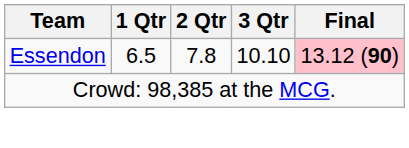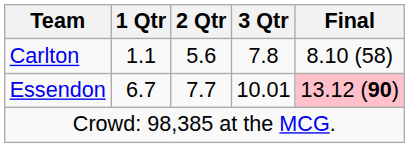+ row: (44, 55)
(141, 55) 6.5 -> (141, 90) 6.7
(201, 55) 7.8 -> (201, 90) 7.7
(263, 55) 10.10 -> (263, 90) 10.01
